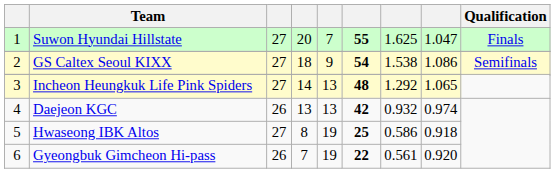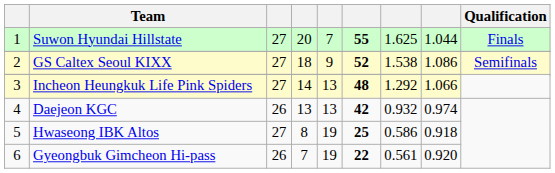(441, 39) 1.047 -> (441, 39) 1.044
(361, 62) 54 -> (361, 62) 52
(441, 86) 1.065 -> (441, 86) 1.066
